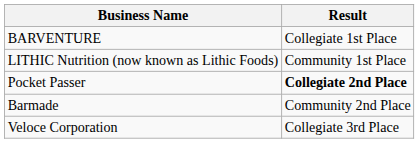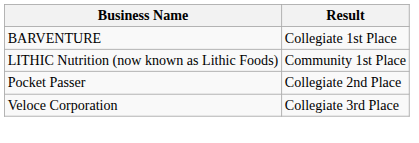(346, 82) bold -> (343, 82) normal
- row: (33, 104)
